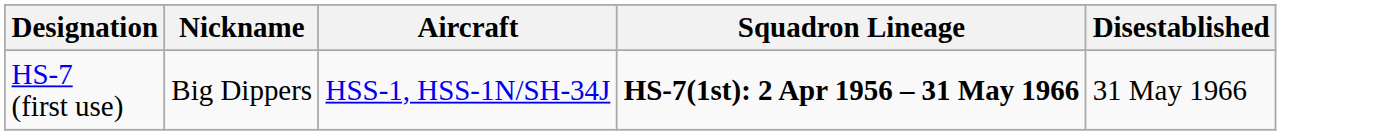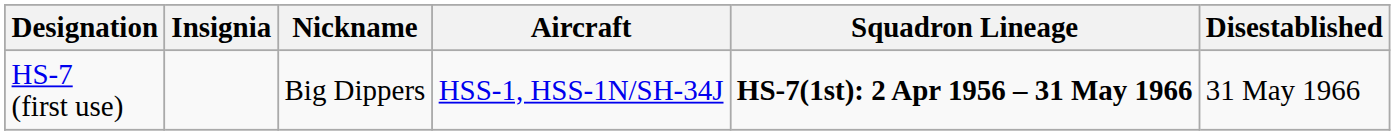+ column: (221, 27)
